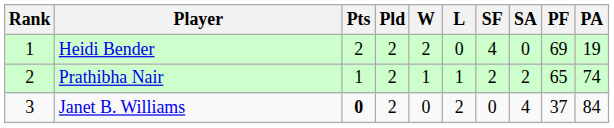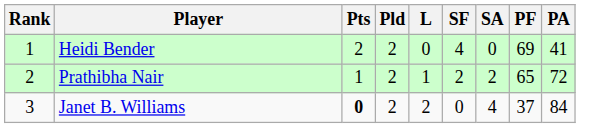- column: (426, 19)
(592, 49) 19 -> (559, 49) 41
(592, 78) 74 -> (559, 78) 72
